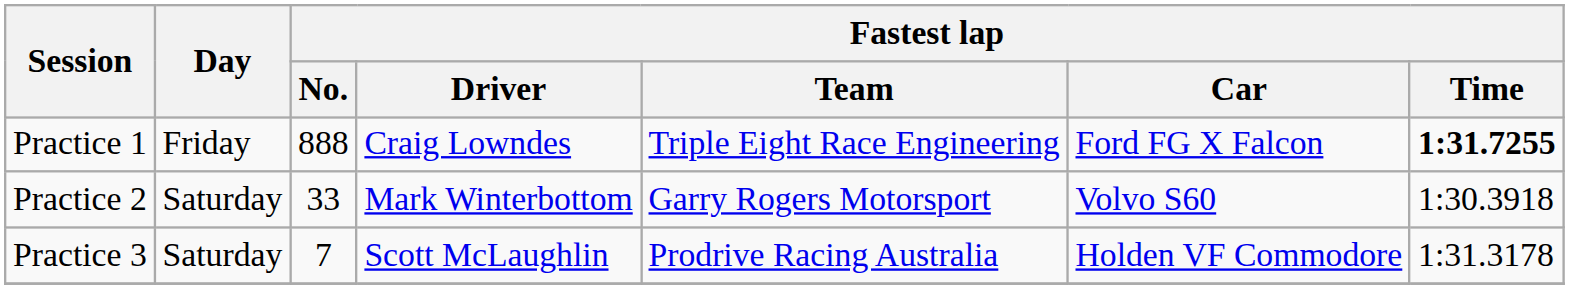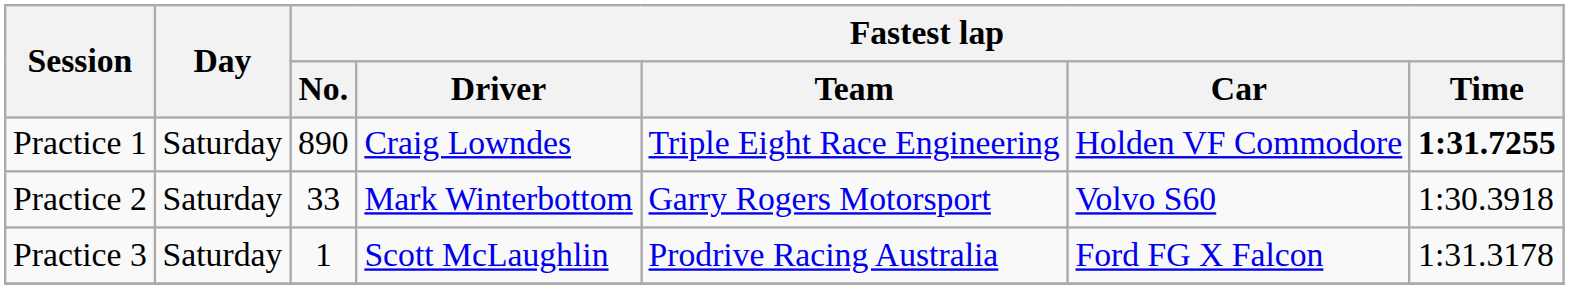(207, 143) Friday -> (222, 143) Saturday
(323, 143) 888 -> (323, 143) 890
(1199, 143) Ford FG X Falcon -> (1239, 143) Holden VF Commodore
(323, 254) 7 -> (323, 254) 1
(1239, 254) Holden VF Commodore -> (1199, 254) Ford FG X Falcon
